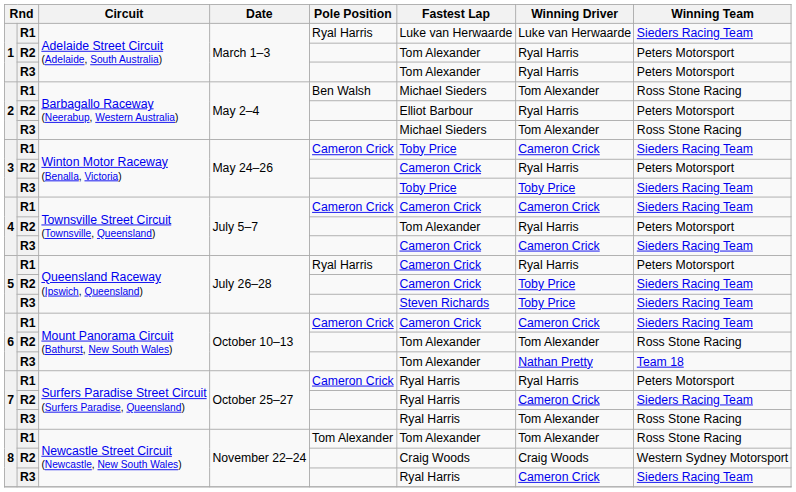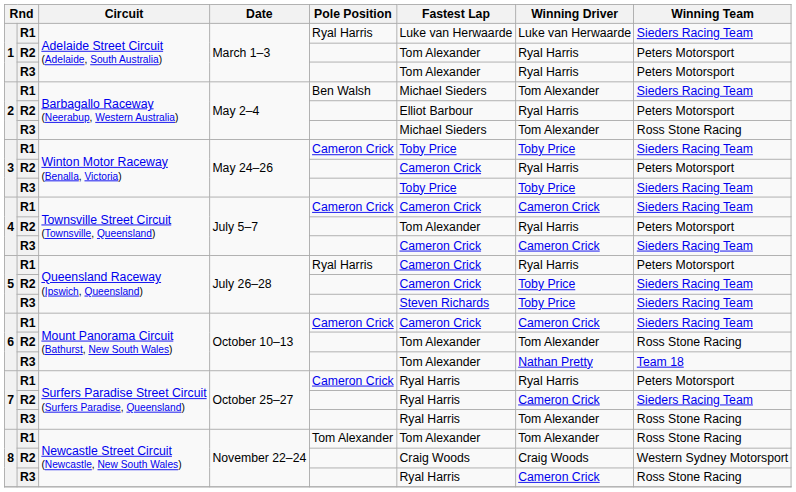(689, 91) Ross Stone Racing -> (695, 91) Sieders Racing Team
(559, 149) Cameron Crick -> (547, 149) Toby Price
(695, 477) Sieders Racing Team -> (689, 477) Ross Stone Racing
